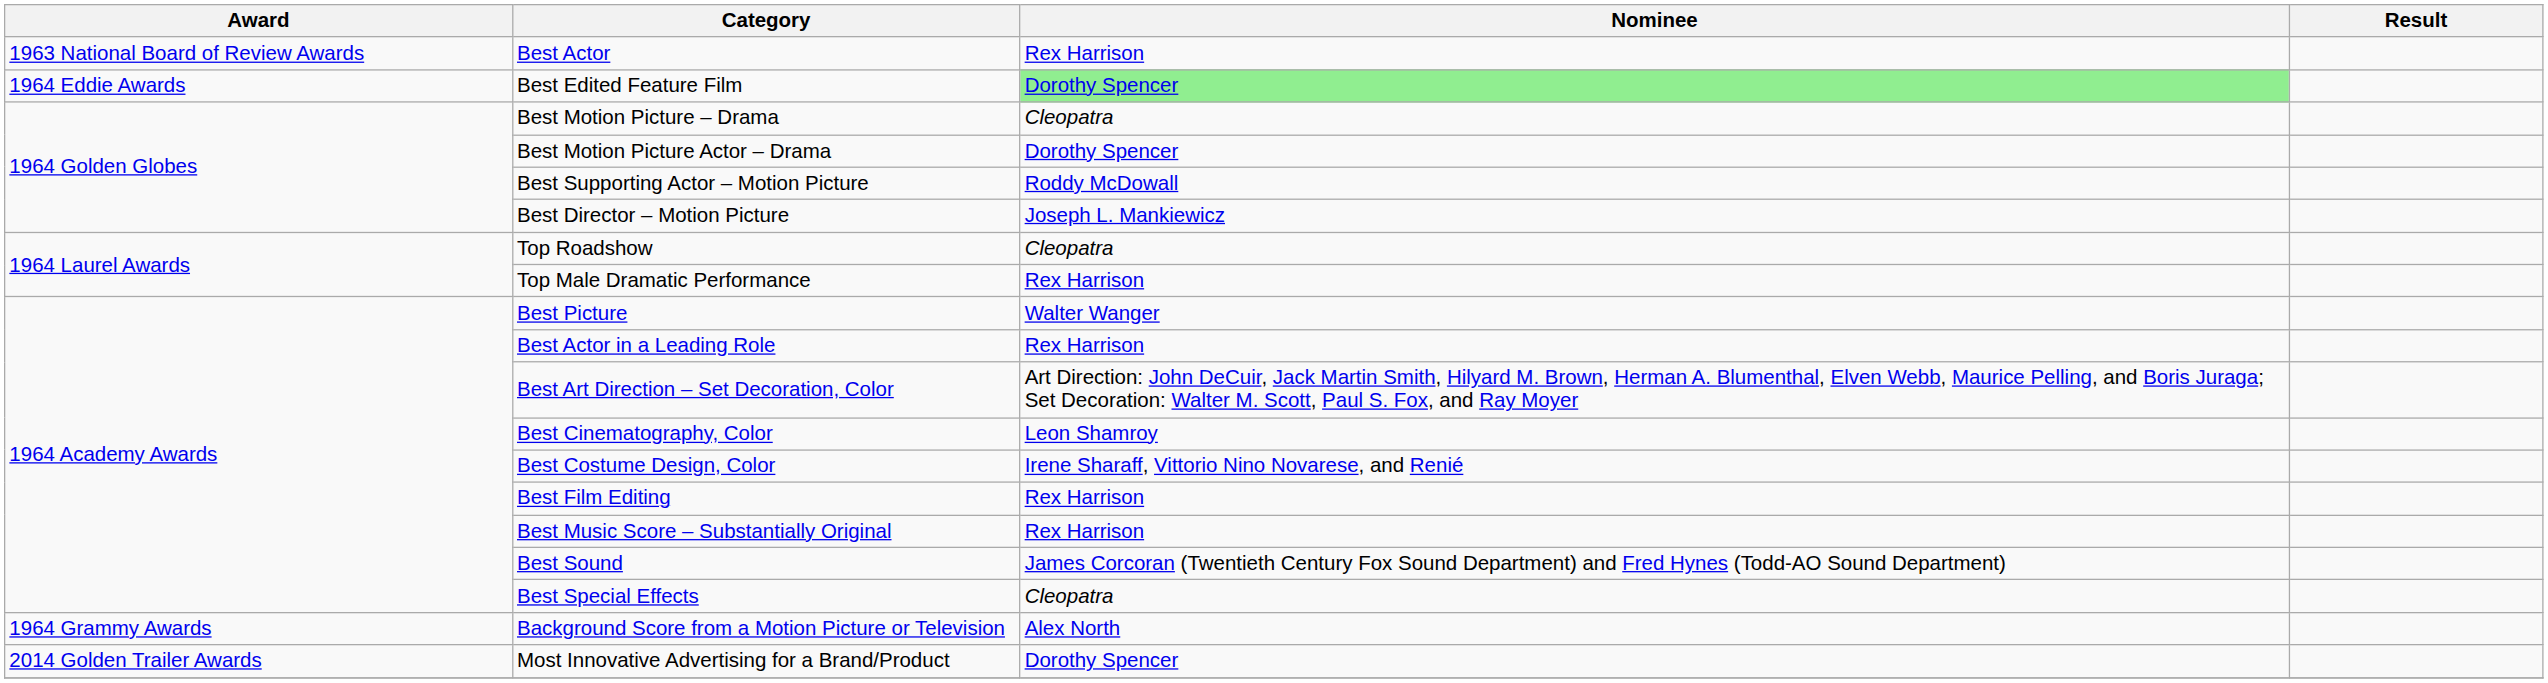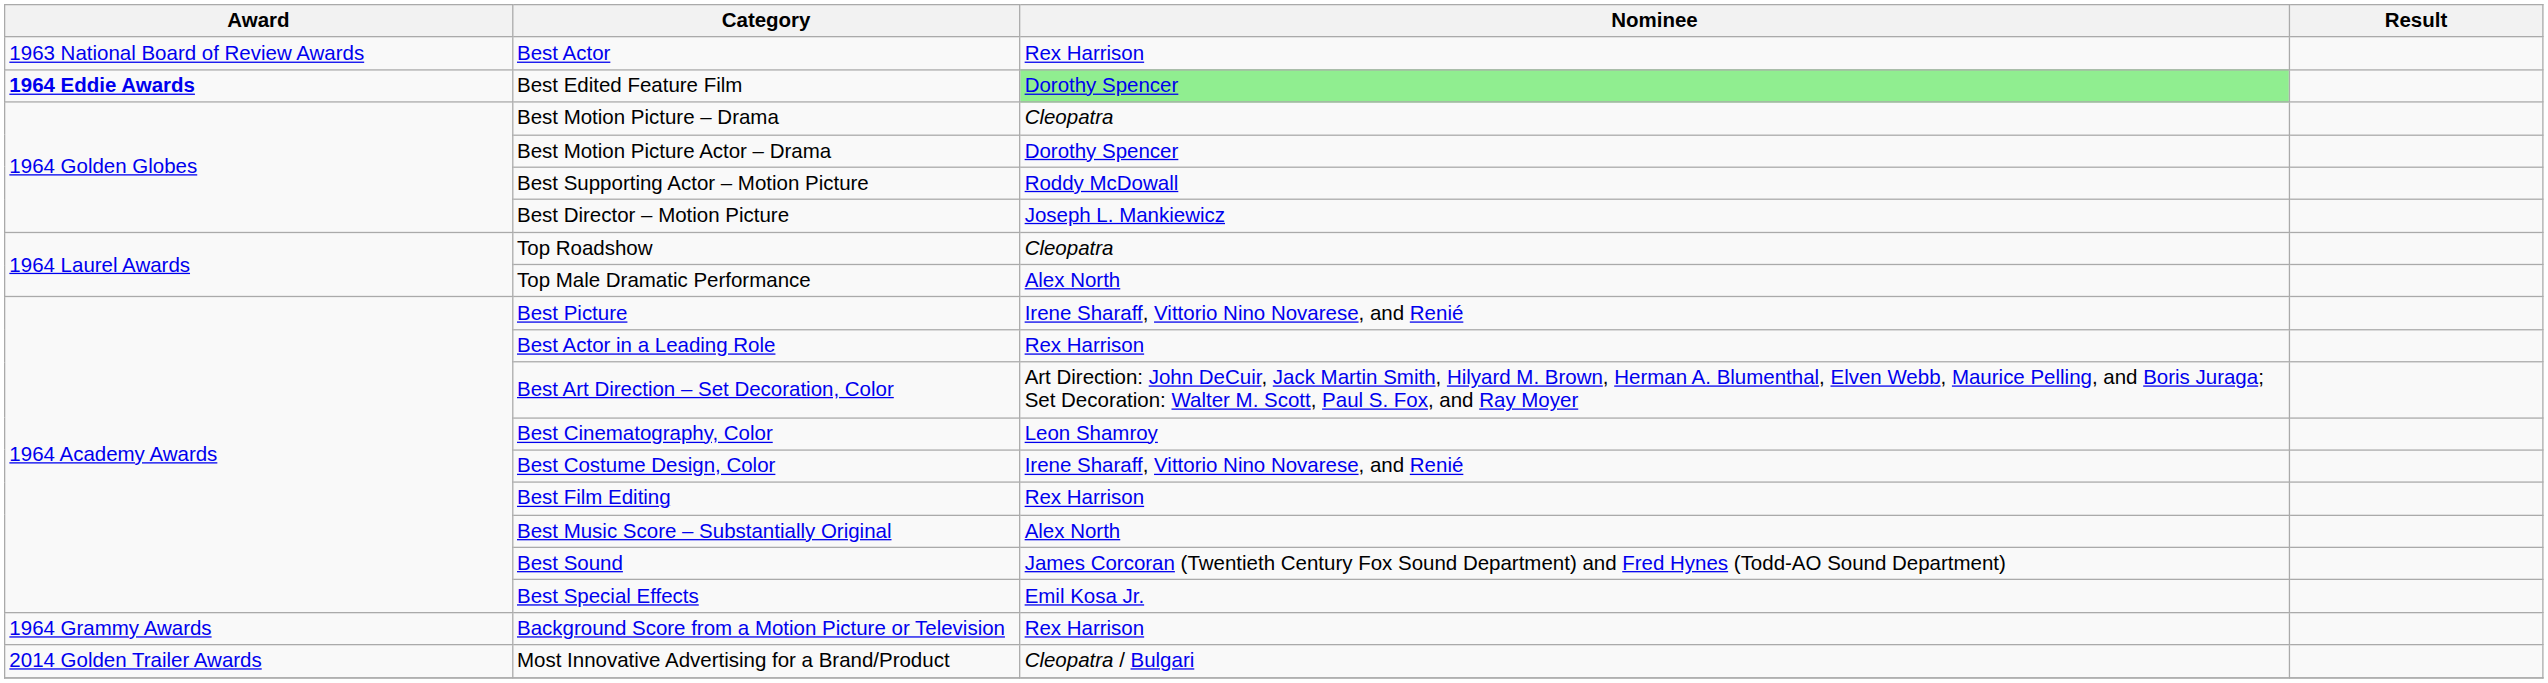(97, 85) normal -> (102, 85) bold
(1084, 280) Rex Harrison -> (1072, 280) Alex North
(1092, 313) Walter Wanger -> (1244, 313) Irene Sharaff, Vittorio Nino Novarese, and Renié
(1084, 530) Rex Harrison -> (1072, 530) Alex North
(1069, 595) Cleopatra -> (1084, 595) Emil Kosa Jr.
(1072, 628) Alex North -> (1084, 628) Rex Harrison
(1101, 660) Dorothy Spencer -> (1109, 660) Cleopatra / Bulgari
